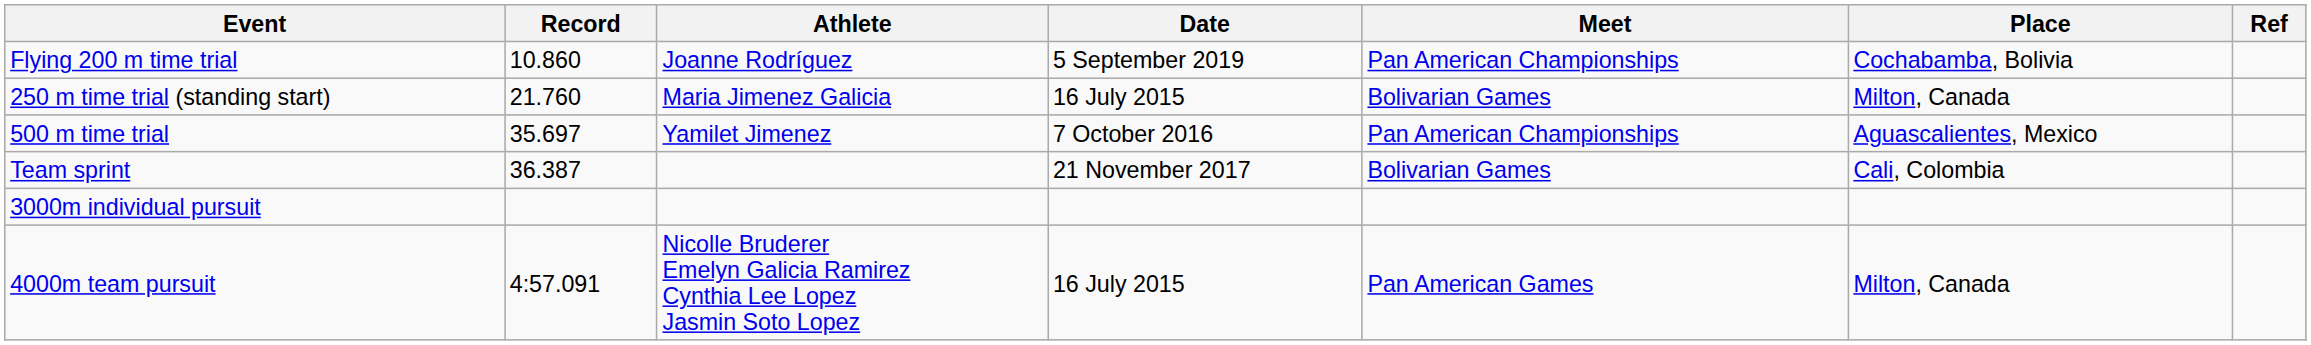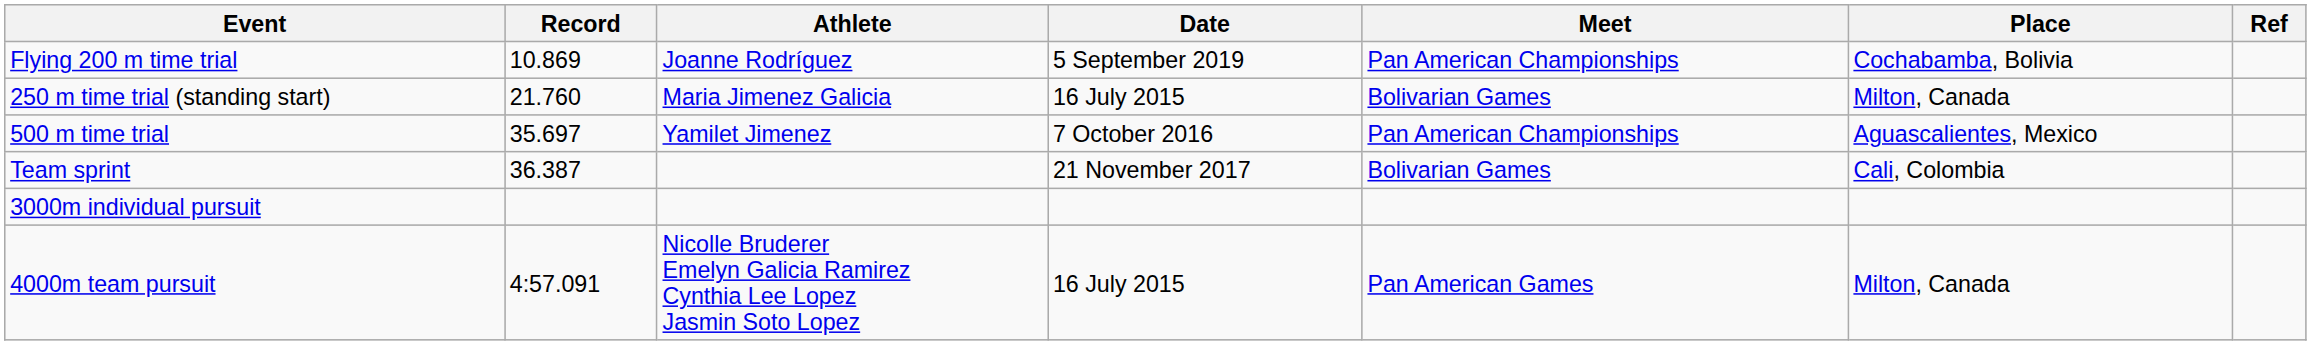(545, 60) 10.860 -> (545, 60) 10.869
